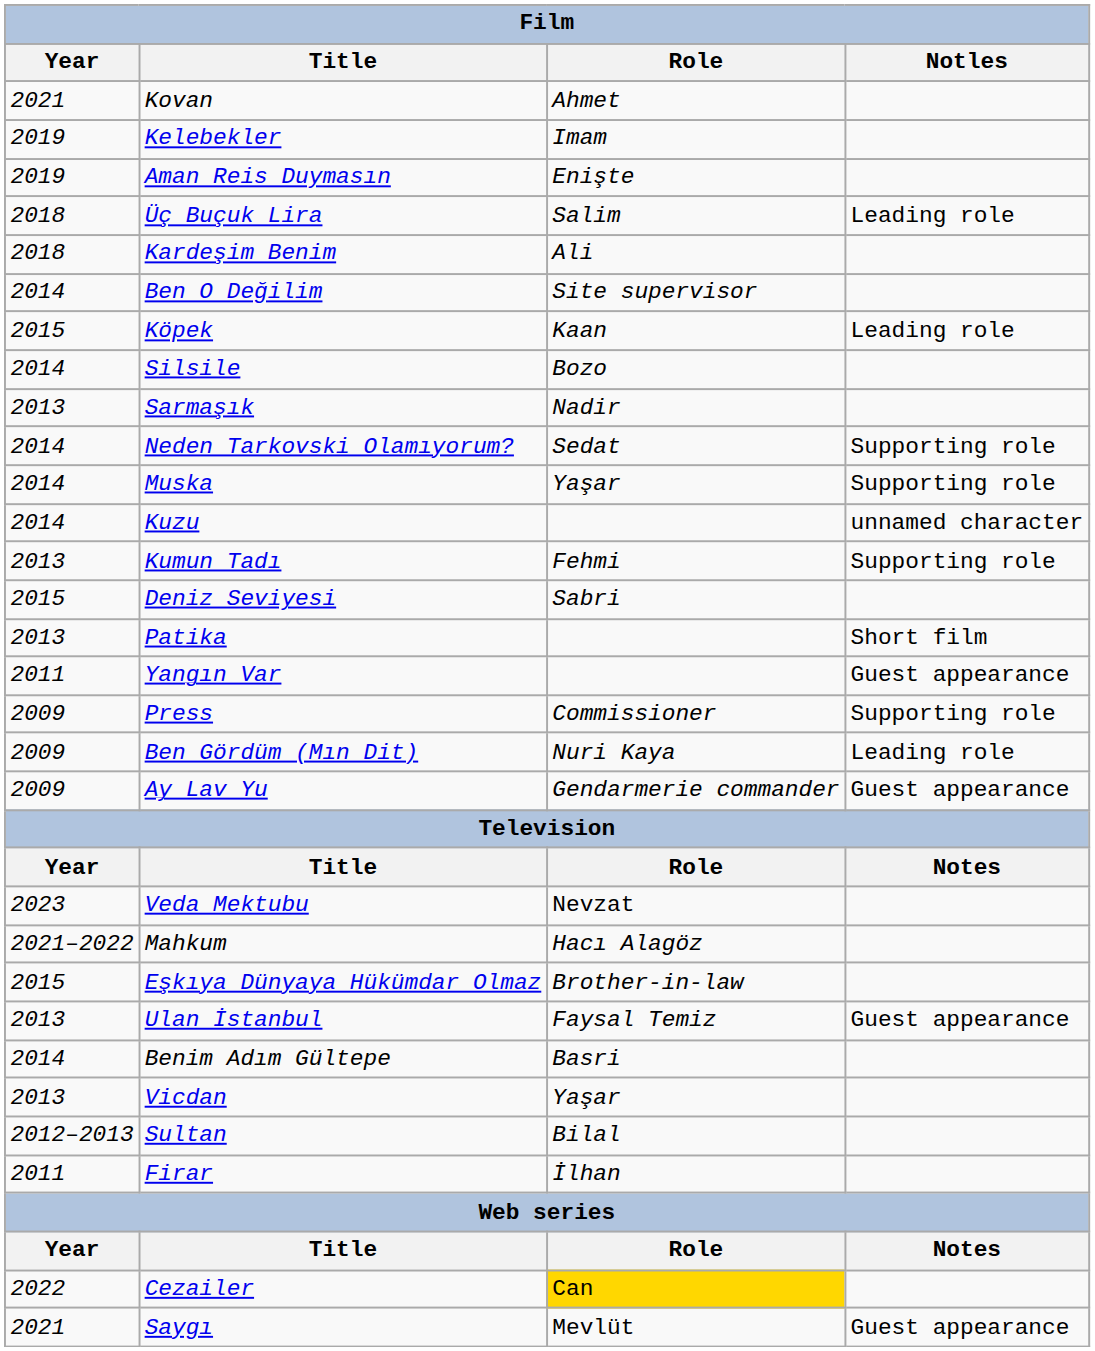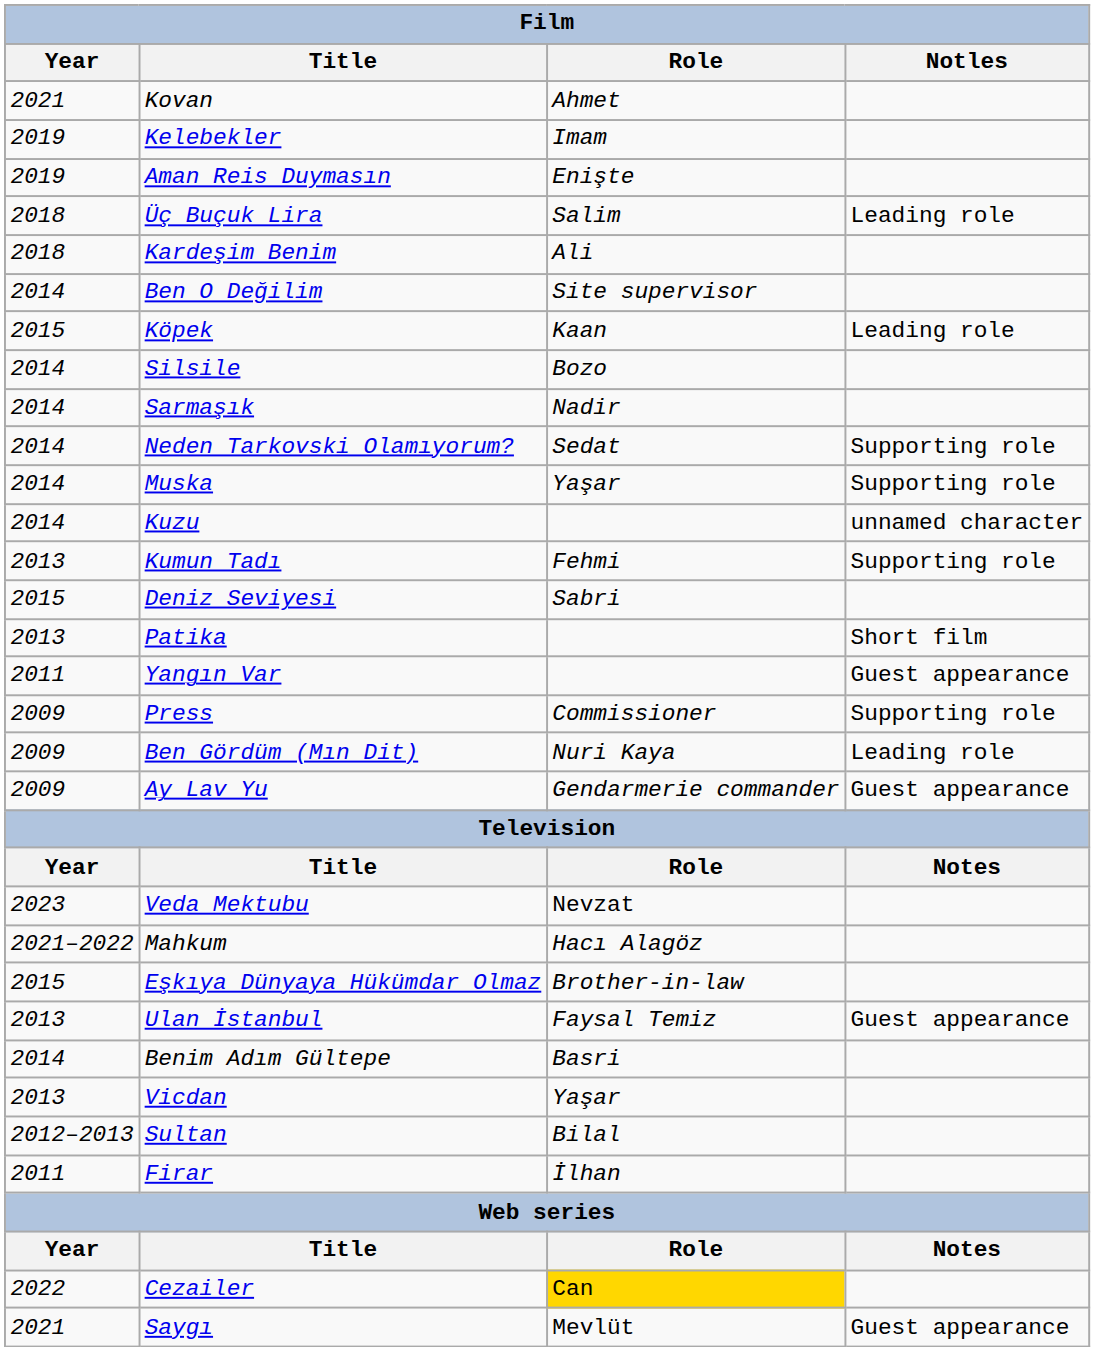(38, 407) 2013 -> (38, 407) 2014
